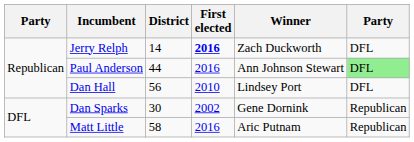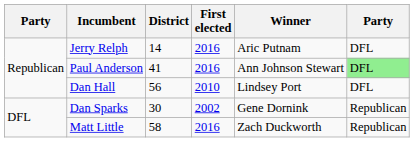(207, 48) bold -> (207, 48) normal
(279, 48) Zach Duckworth -> (269, 48) Aric Putnam
(155, 68) 44 -> (155, 68) 41
(269, 127) Aric Putnam -> (279, 127) Zach Duckworth
